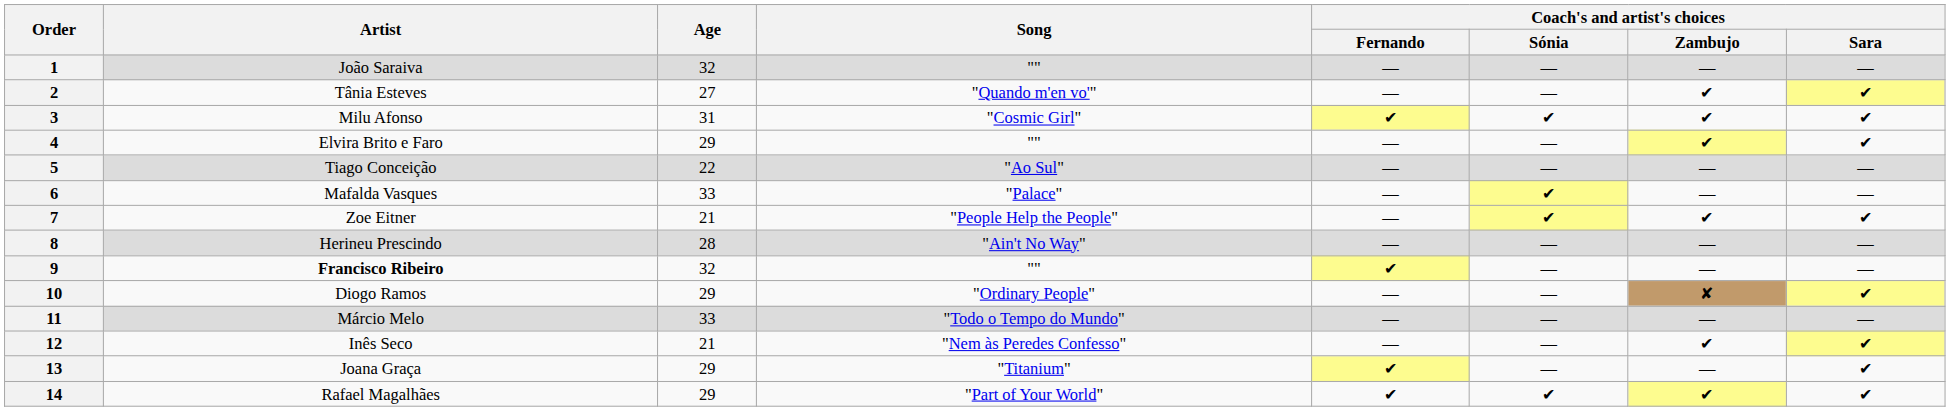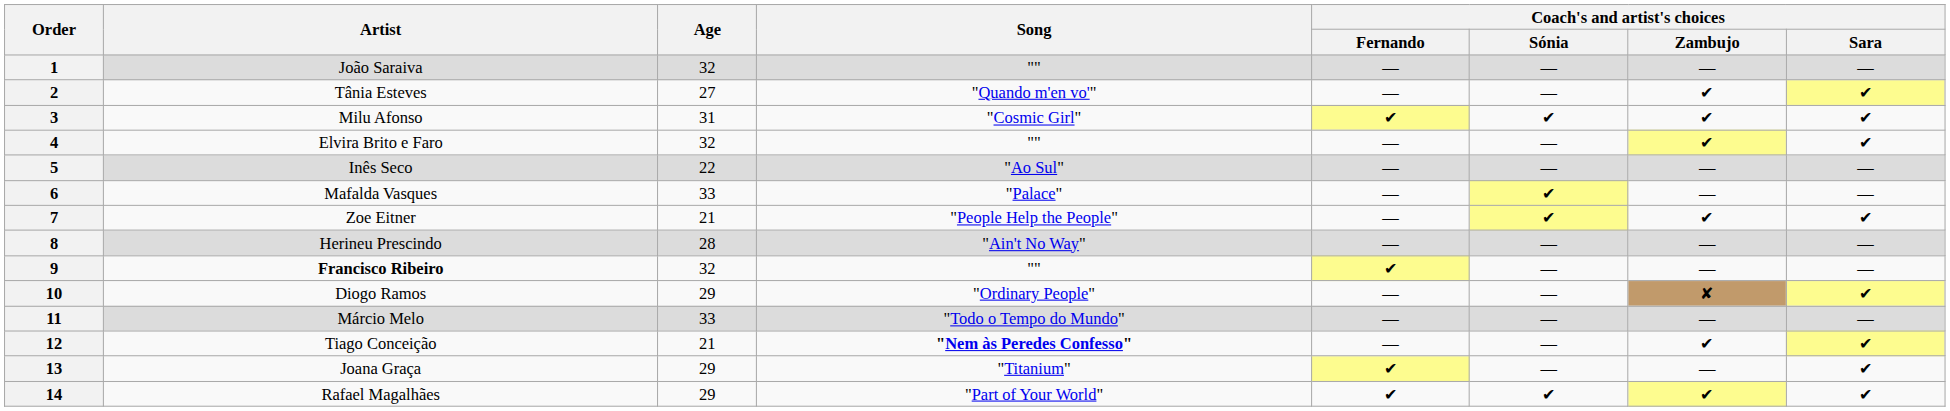(707, 143) 29 -> (707, 143) 32
(381, 168) Tiago Conceição -> (381, 168) Inês Seco
(381, 343) Inês Seco -> (381, 343) Tiago Conceição
(1034, 343) normal -> (1034, 343) bold
